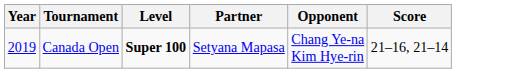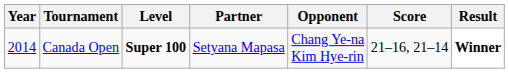+ column: (478, 16)
(22, 48) 2019 -> (22, 48) 2014
